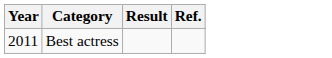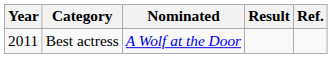+ column: (183, 16)
